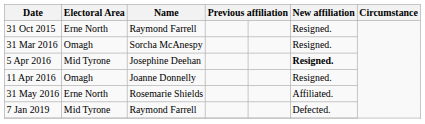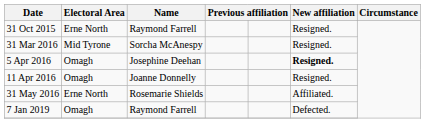(78, 45) Omagh -> (87, 45) Mid Tyrone
(87, 61) Mid Tyrone -> (78, 61) Omagh
(87, 110) Mid Tyrone -> (78, 110) Omagh
